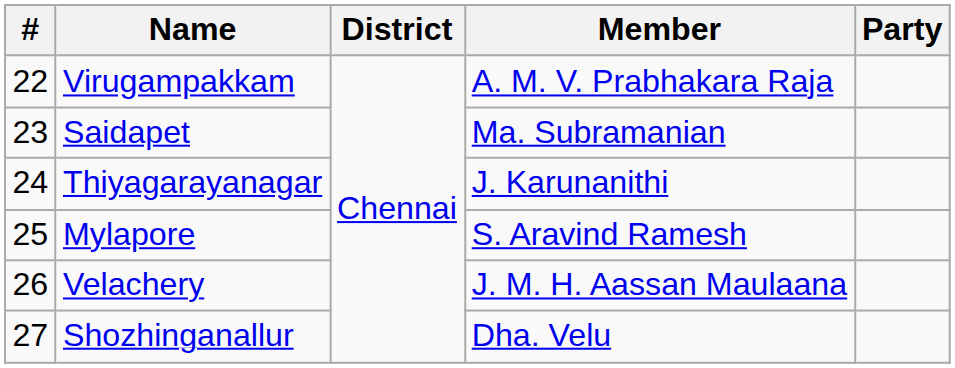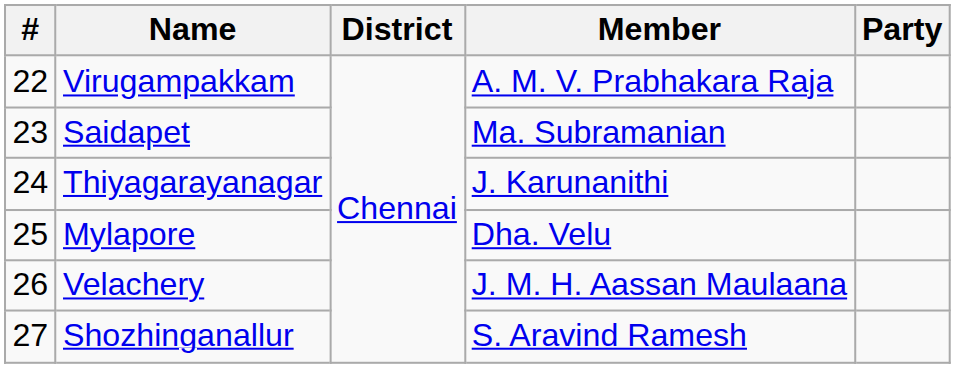(609, 234) S. Aravind Ramesh -> (541, 234) Dha. Velu
(541, 336) Dha. Velu -> (609, 336) S. Aravind Ramesh
